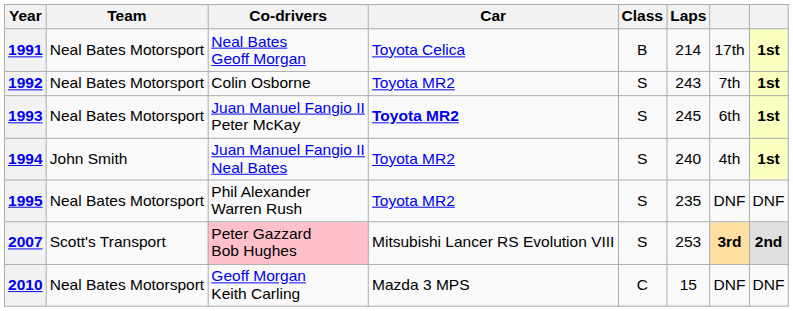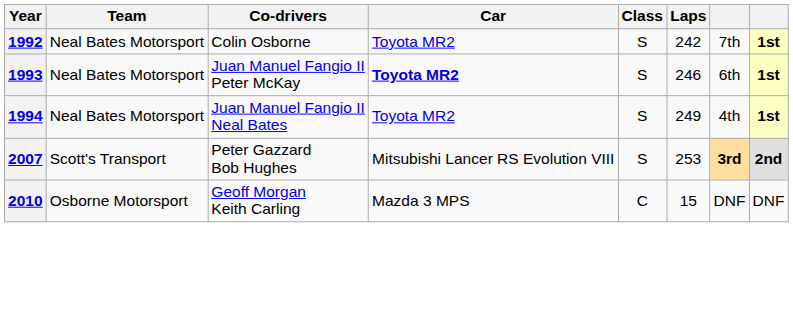- row: (25, 50)
(688, 83) 243 -> (688, 41) 242
(688, 116) 245 -> (688, 74) 246
(89, 158) John Smith -> (127, 116) Neal Bates Motorsport
(688, 158) 240 -> (688, 116) 249
- row: (25, 200)
(261, 243) pink background -> (261, 158) no background
(127, 285) Neal Bates Motorsport -> (119, 200) Osborne Motorsport
